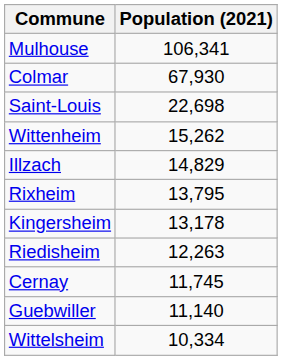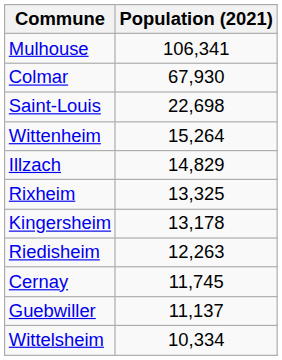(196, 135) 15,262 -> (196, 135) 15,264
(196, 194) 13,795 -> (196, 194) 13,325
(196, 310) 11,140 -> (196, 310) 11,137
